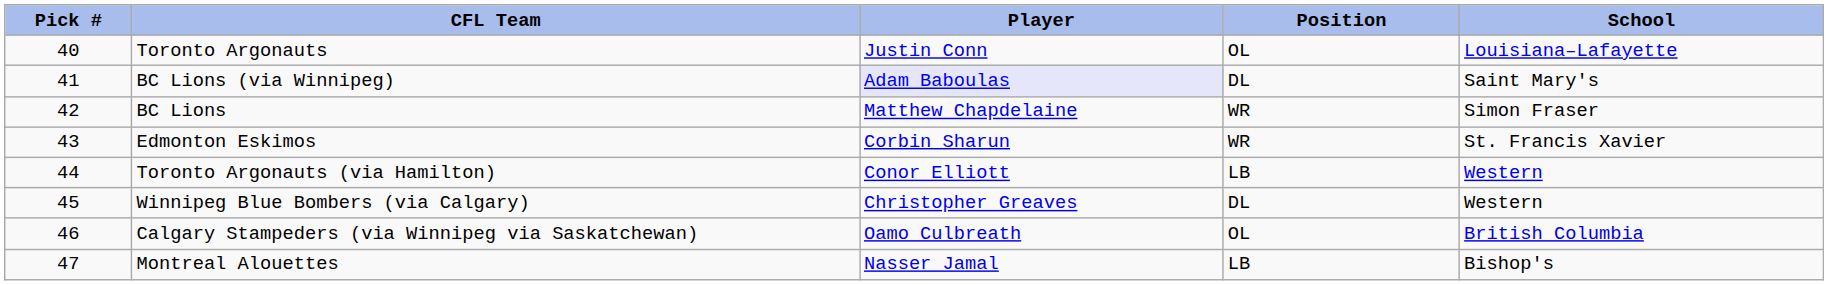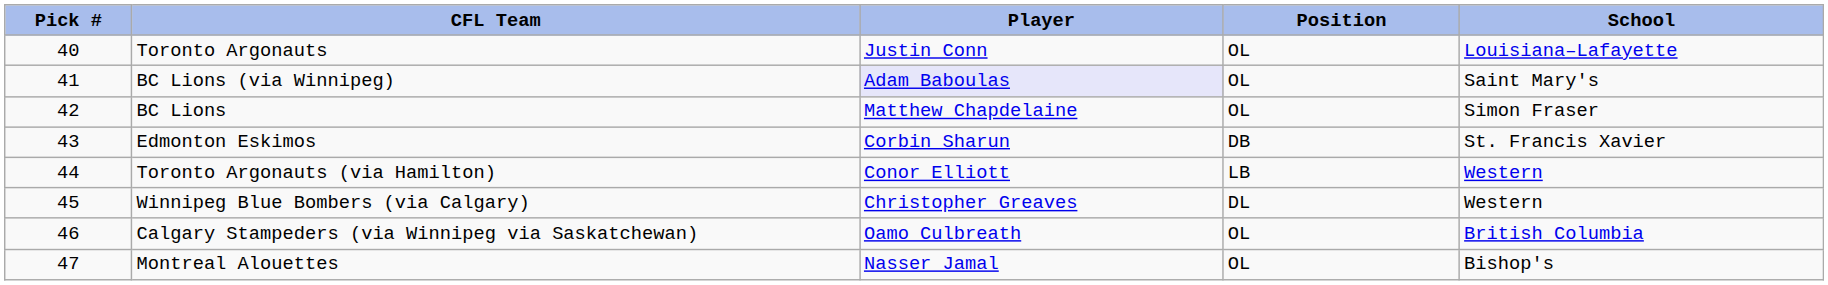(1239, 81) DL -> (1239, 81) OL
(1239, 112) WR -> (1239, 112) OL
(1239, 142) WR -> (1239, 142) DB
(1239, 264) LB -> (1239, 264) OL
